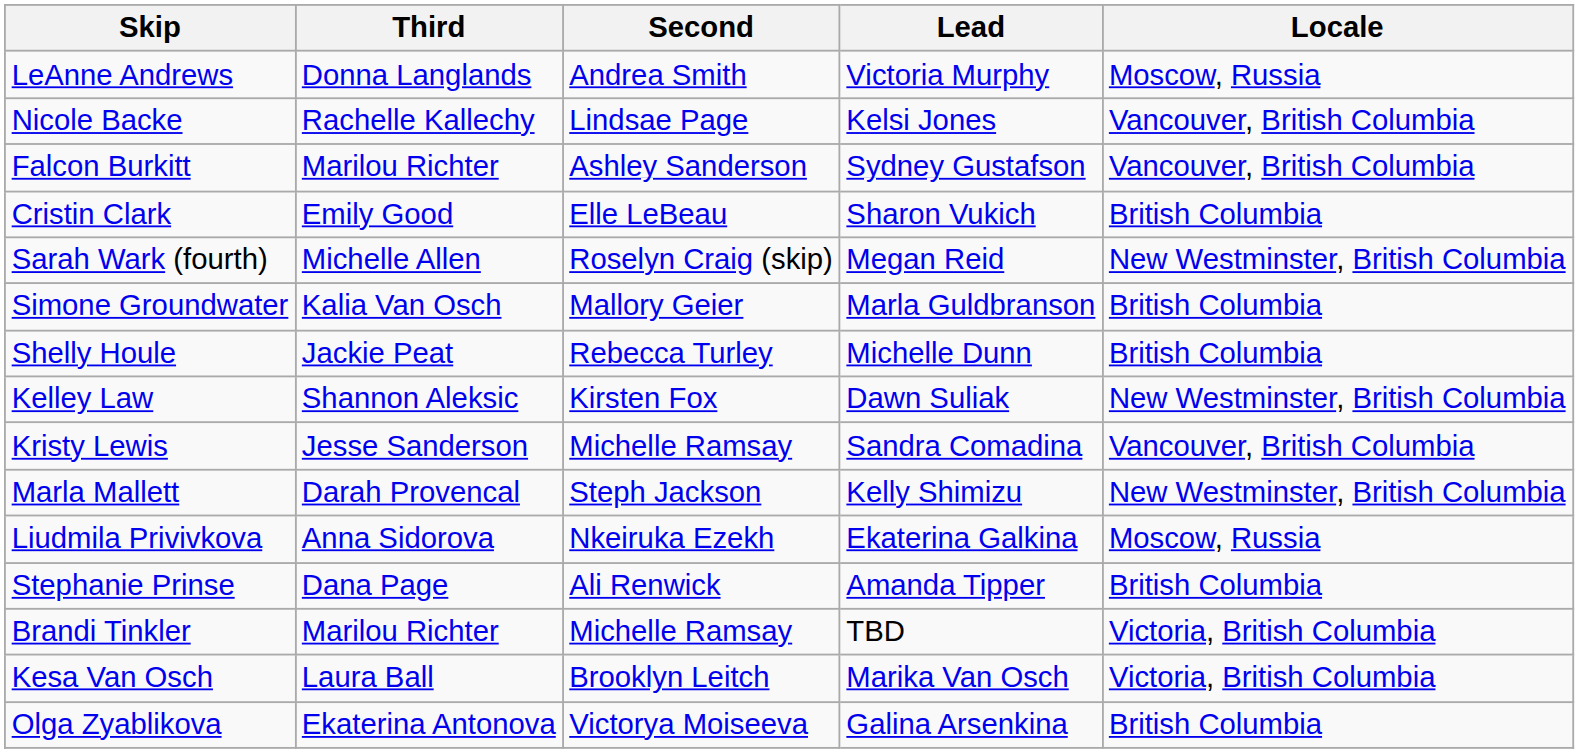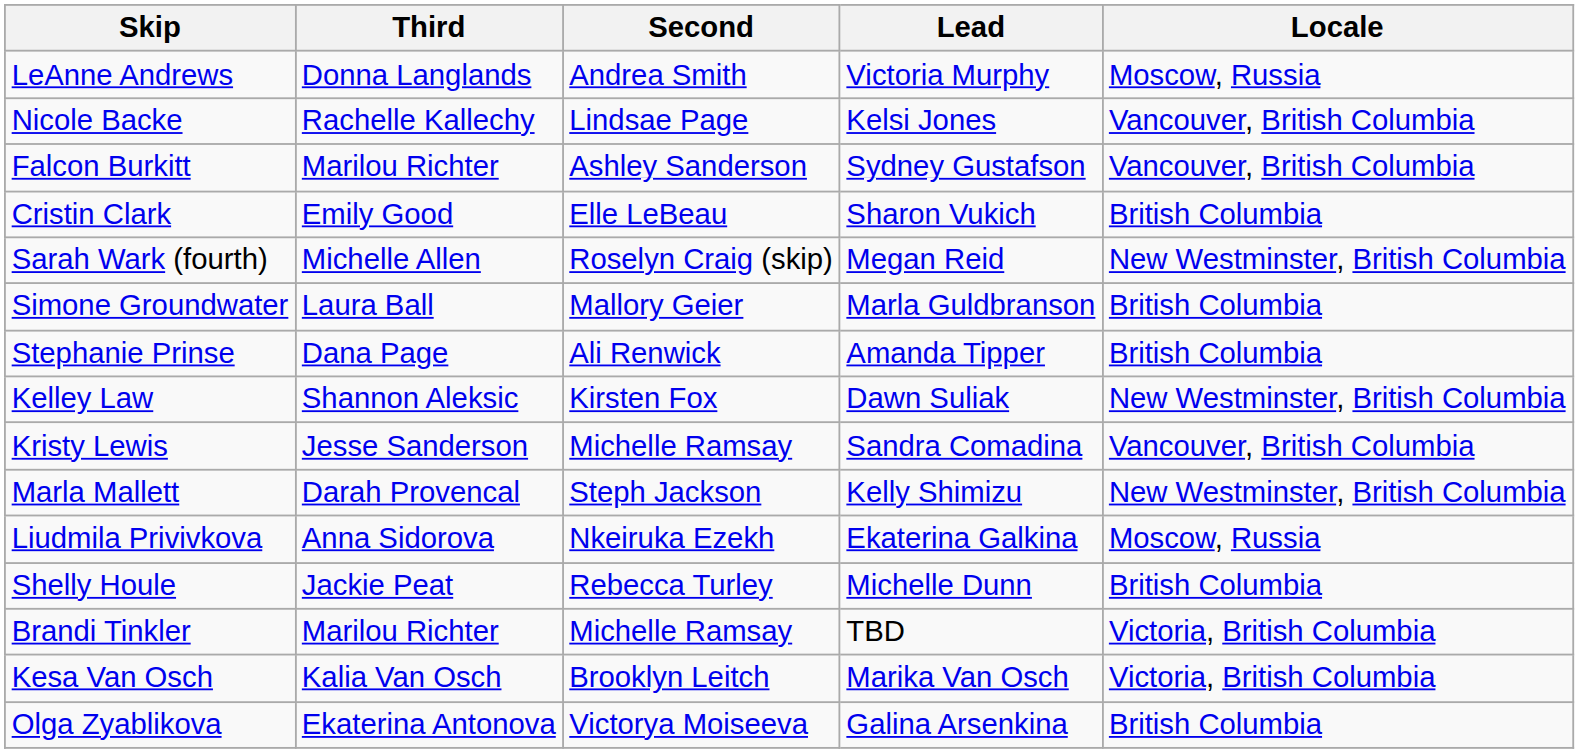(402, 306) Kalia Van Osch -> (368, 306) Laura Ball
rows swapped: (94, 352) <-> (123, 584)
(368, 677) Laura Ball -> (402, 677) Kalia Van Osch
